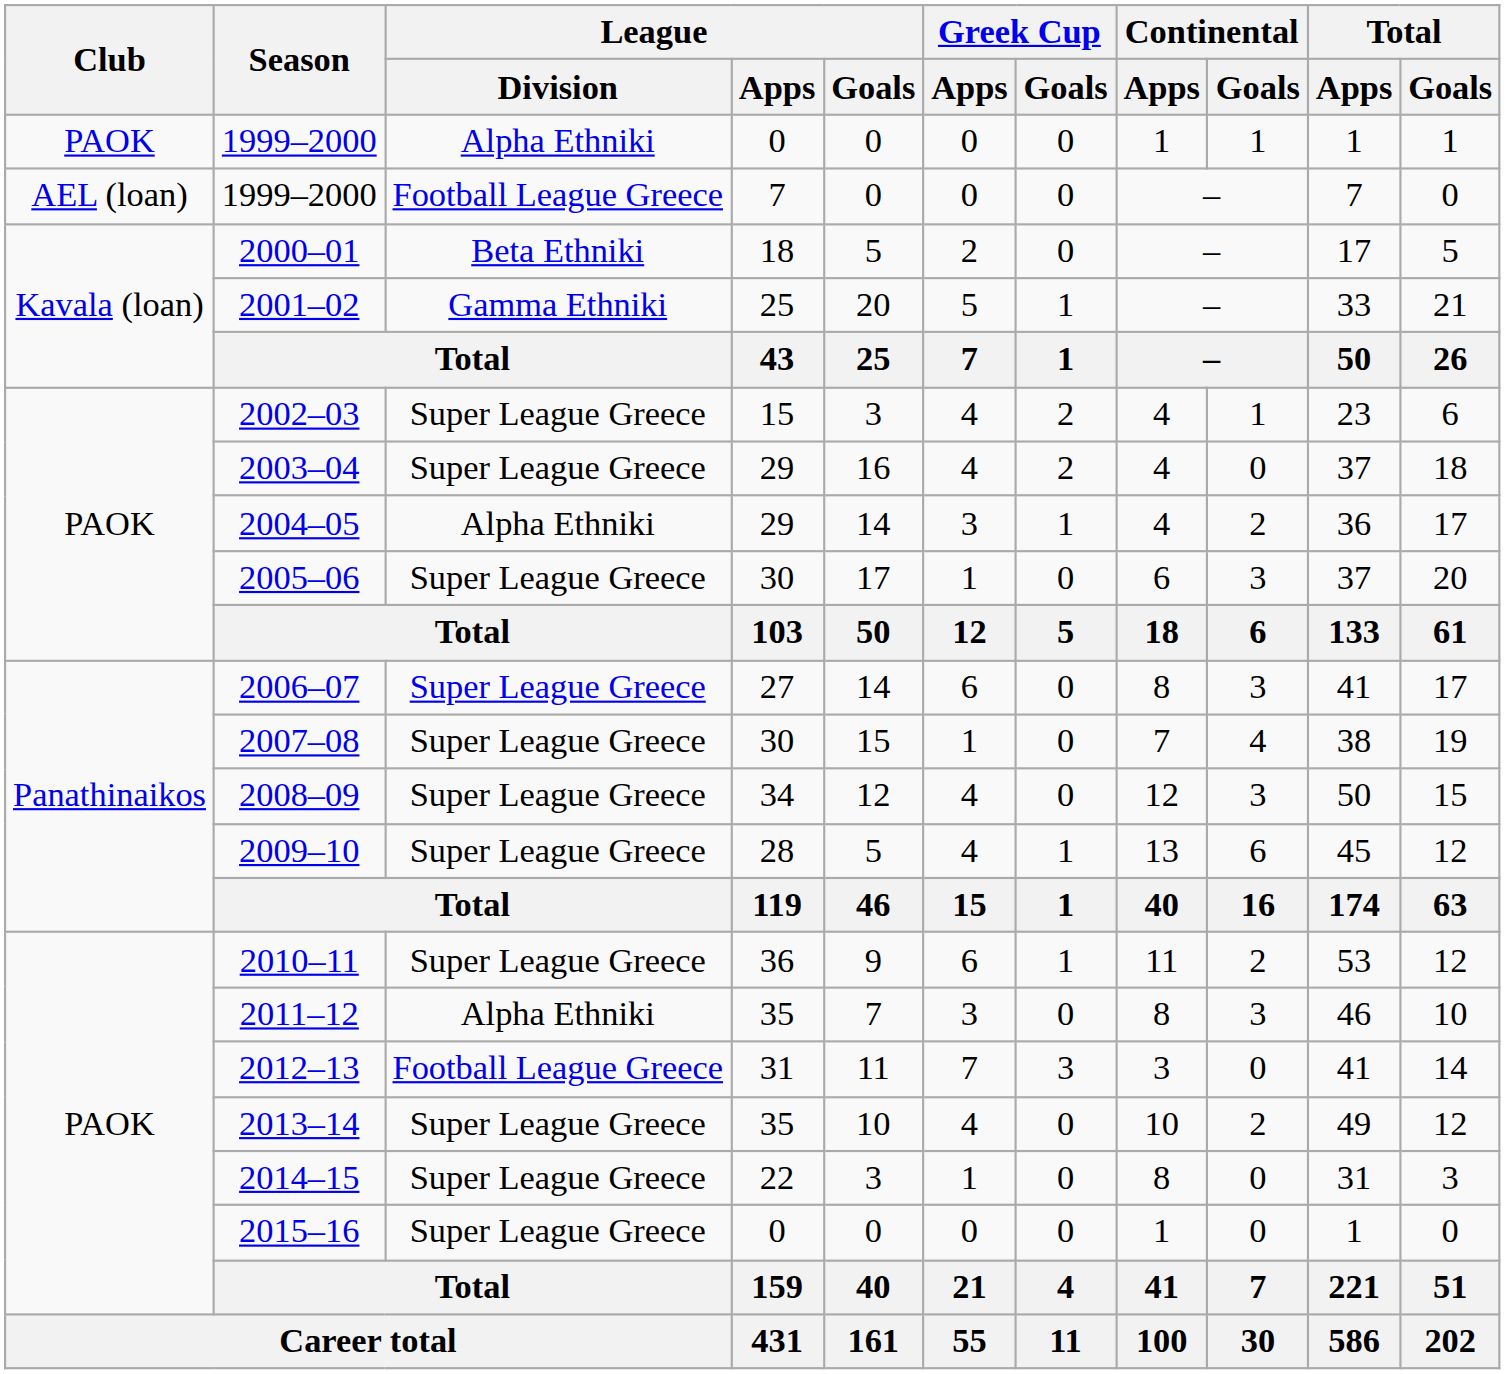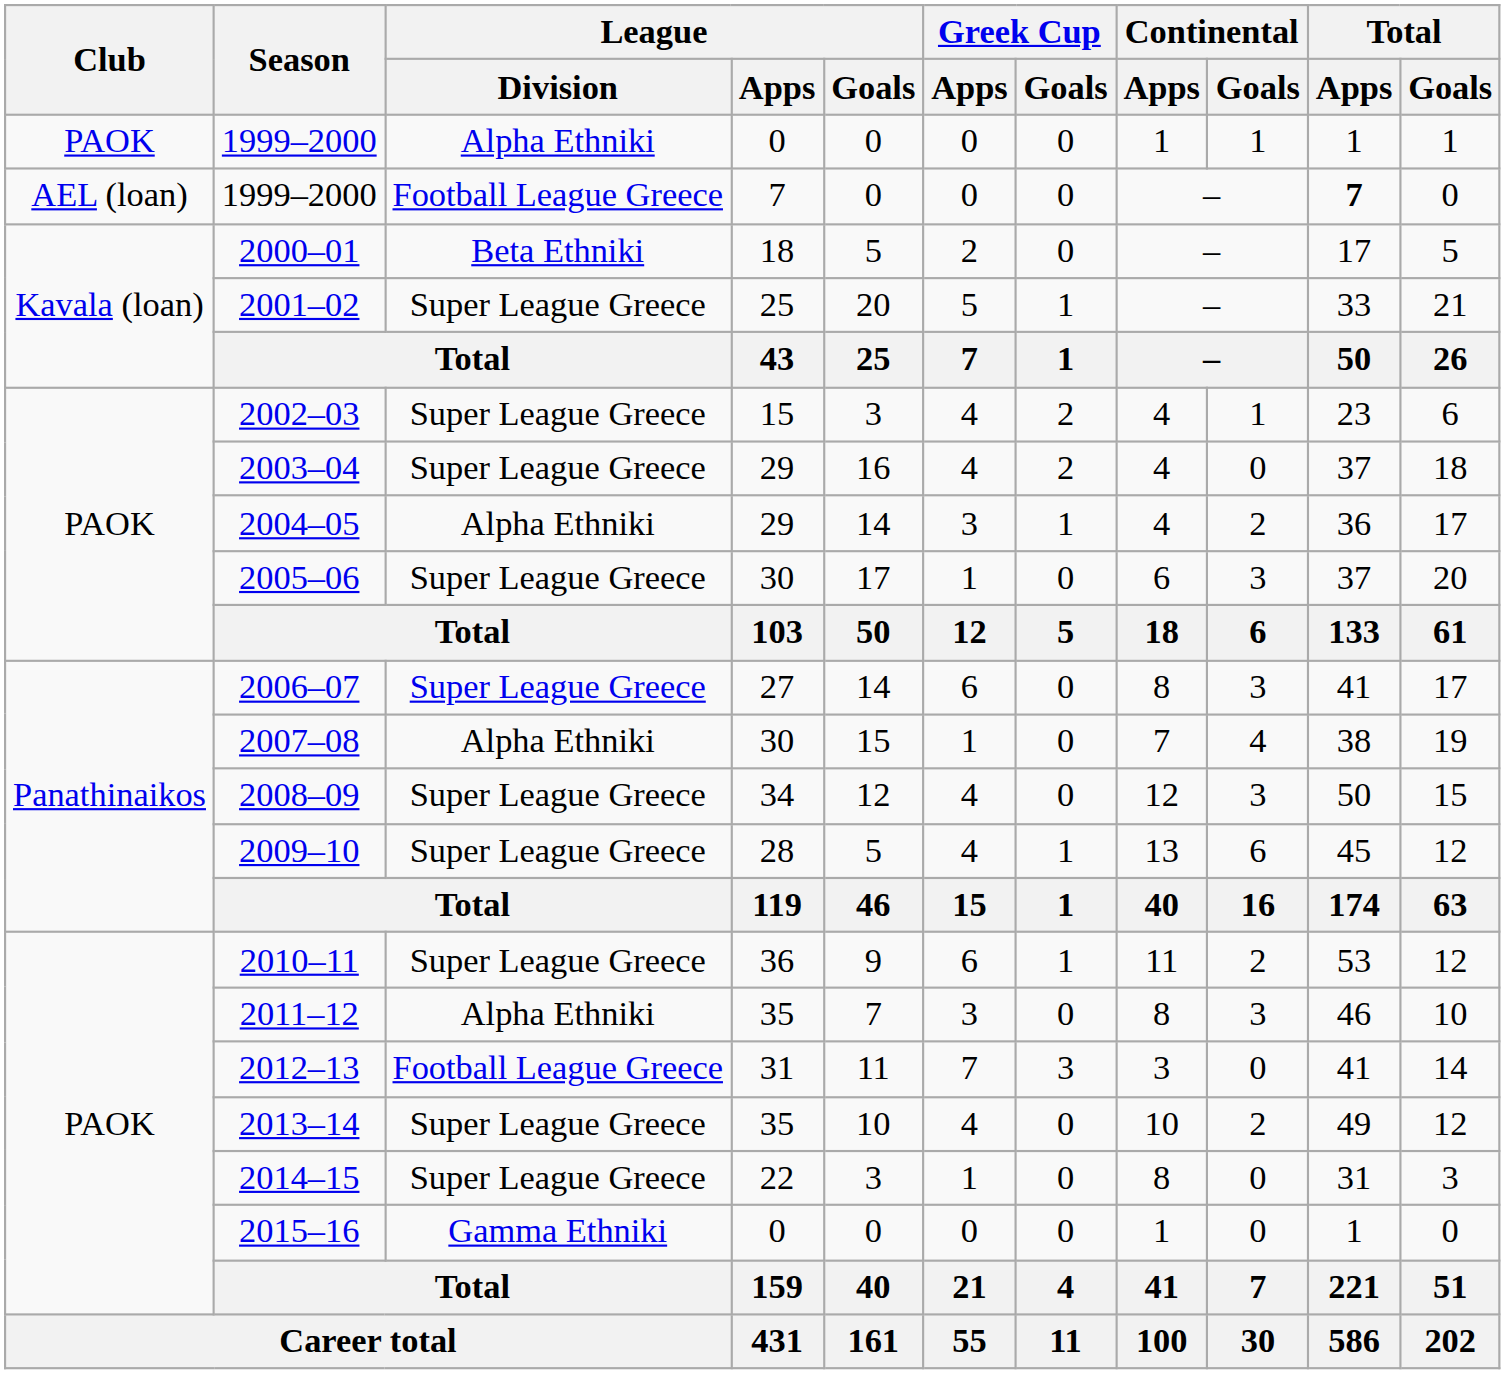(1354, 195) normal -> (1354, 195) bold
(558, 304) Gamma Ethniki -> (558, 304) Super League Greece
(558, 741) Super League Greece -> (558, 741) Alpha Ethniki
(558, 1232) Super League Greece -> (558, 1232) Gamma Ethniki
